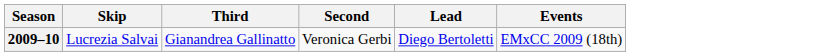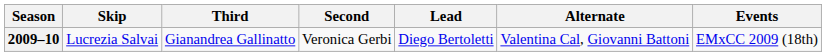+ column: (595, 16)
